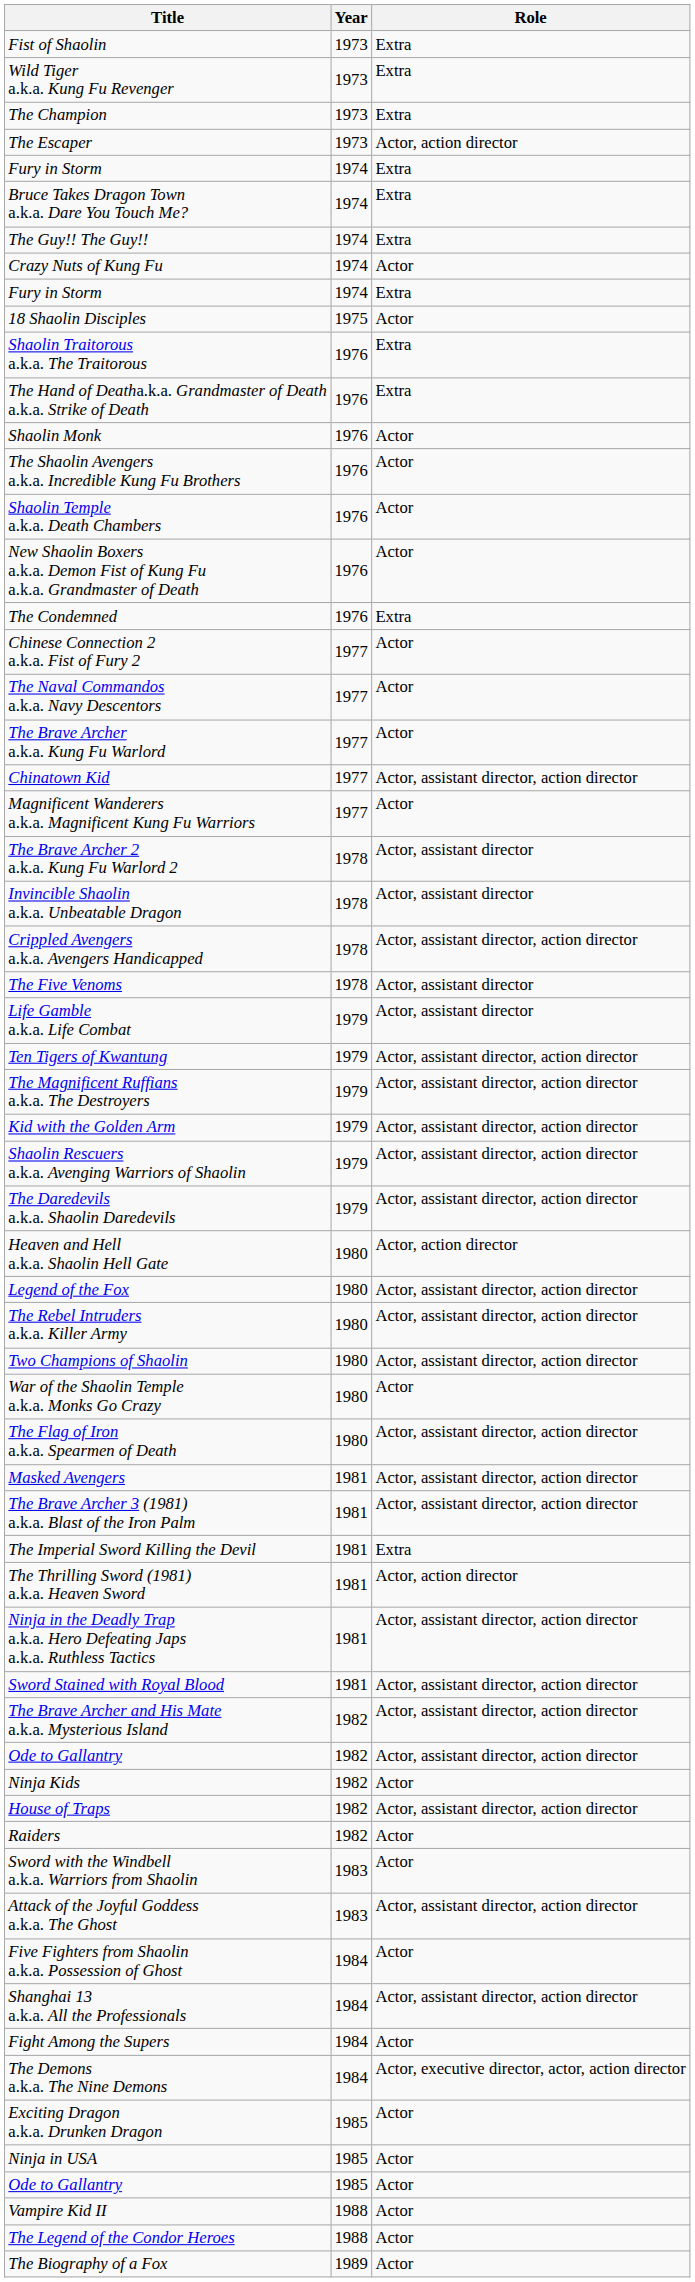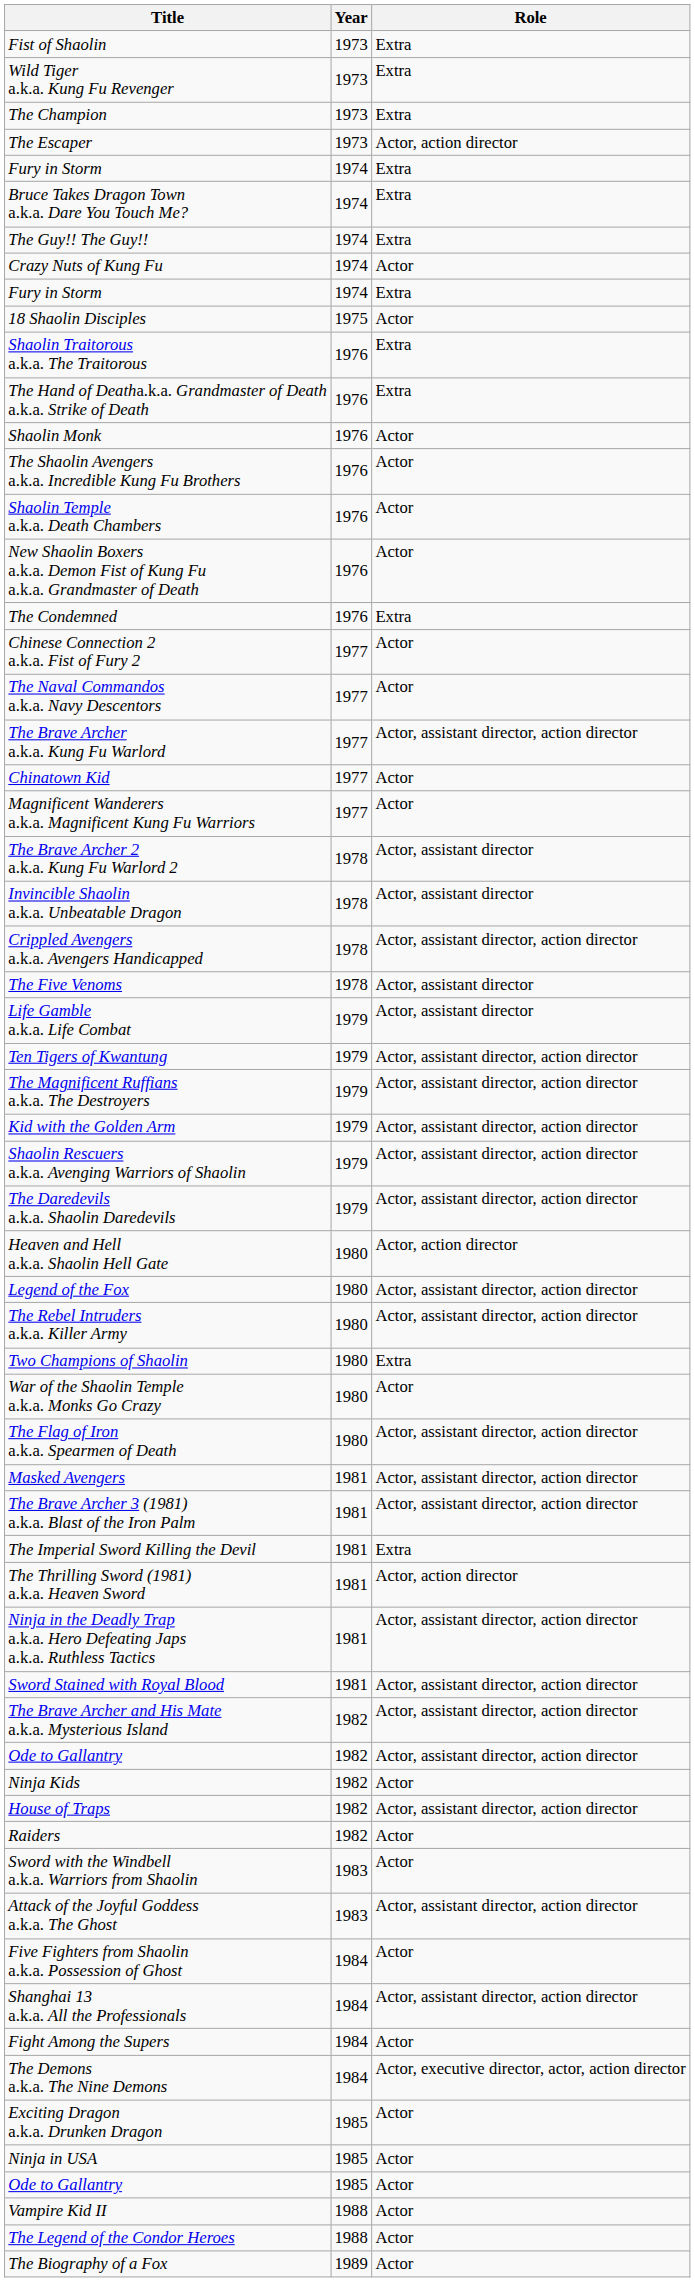(394, 732) Actor -> (506, 732) Actor, assistant director, action director
(506, 777) Actor, assistant director, action director -> (394, 777) Actor
(506, 1360) Actor, assistant director, action director -> (393, 1360) Extra
